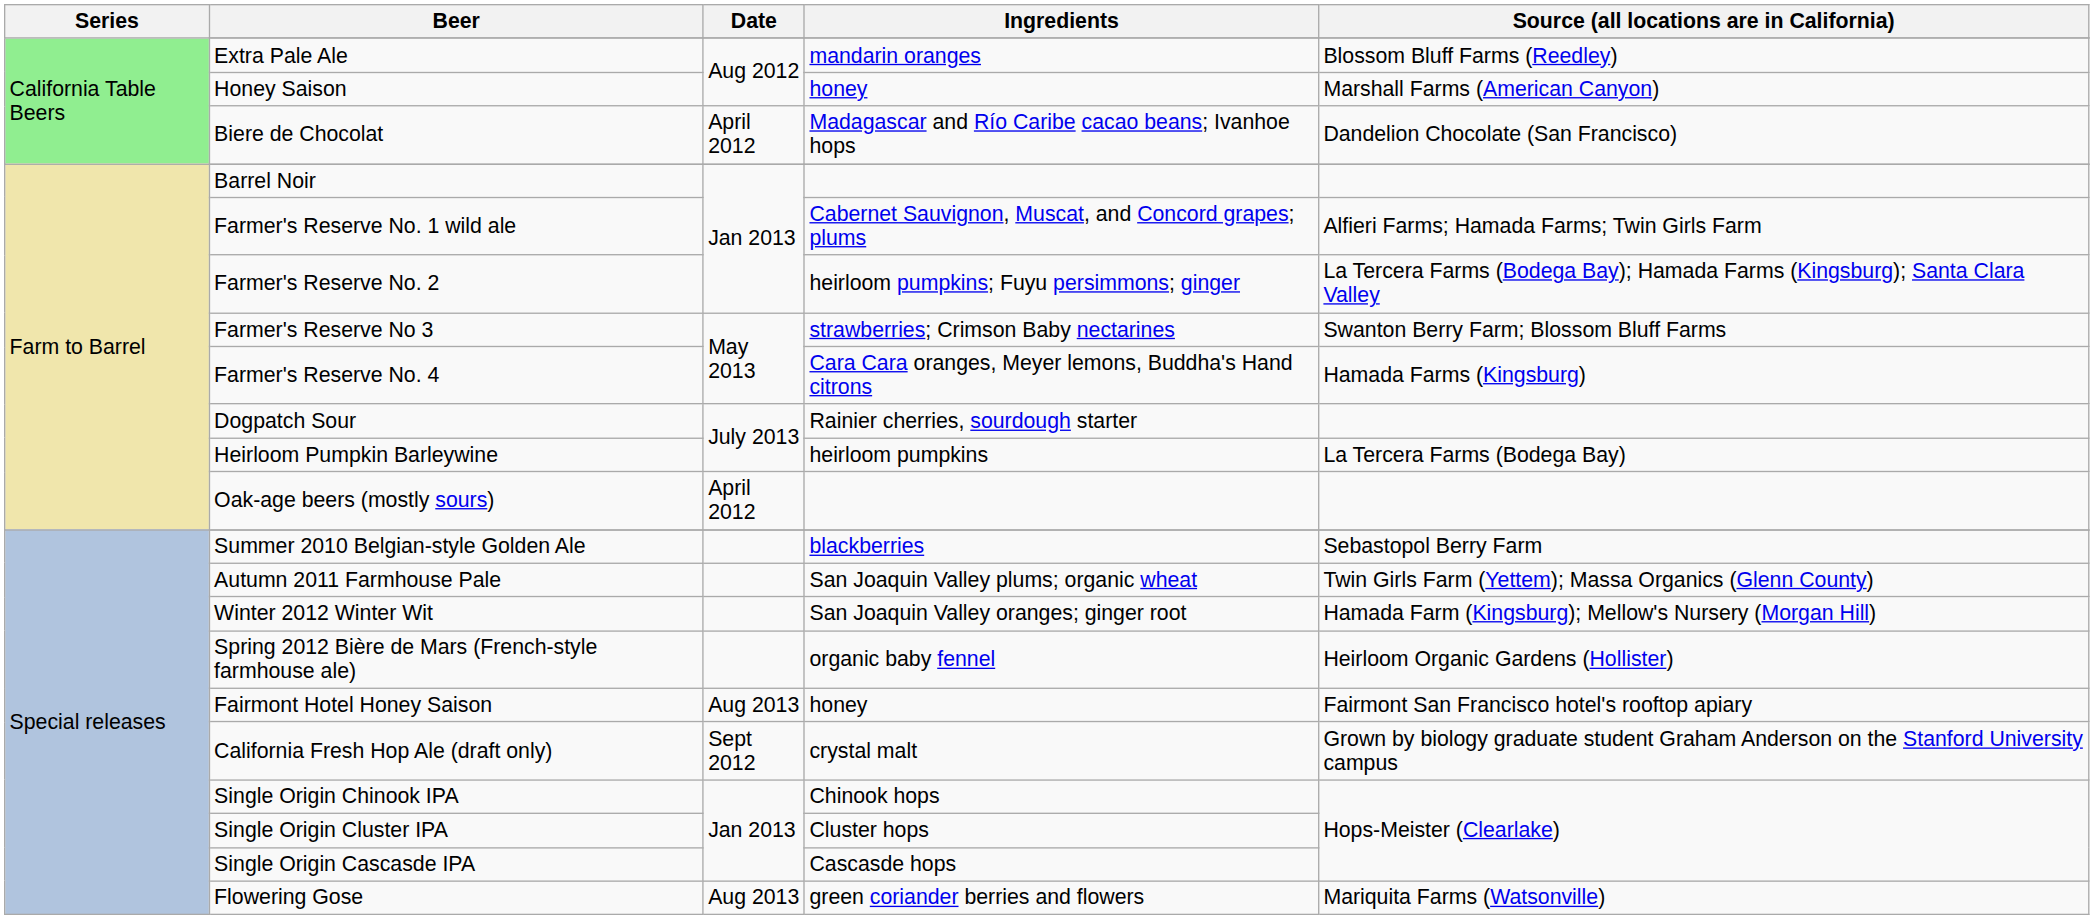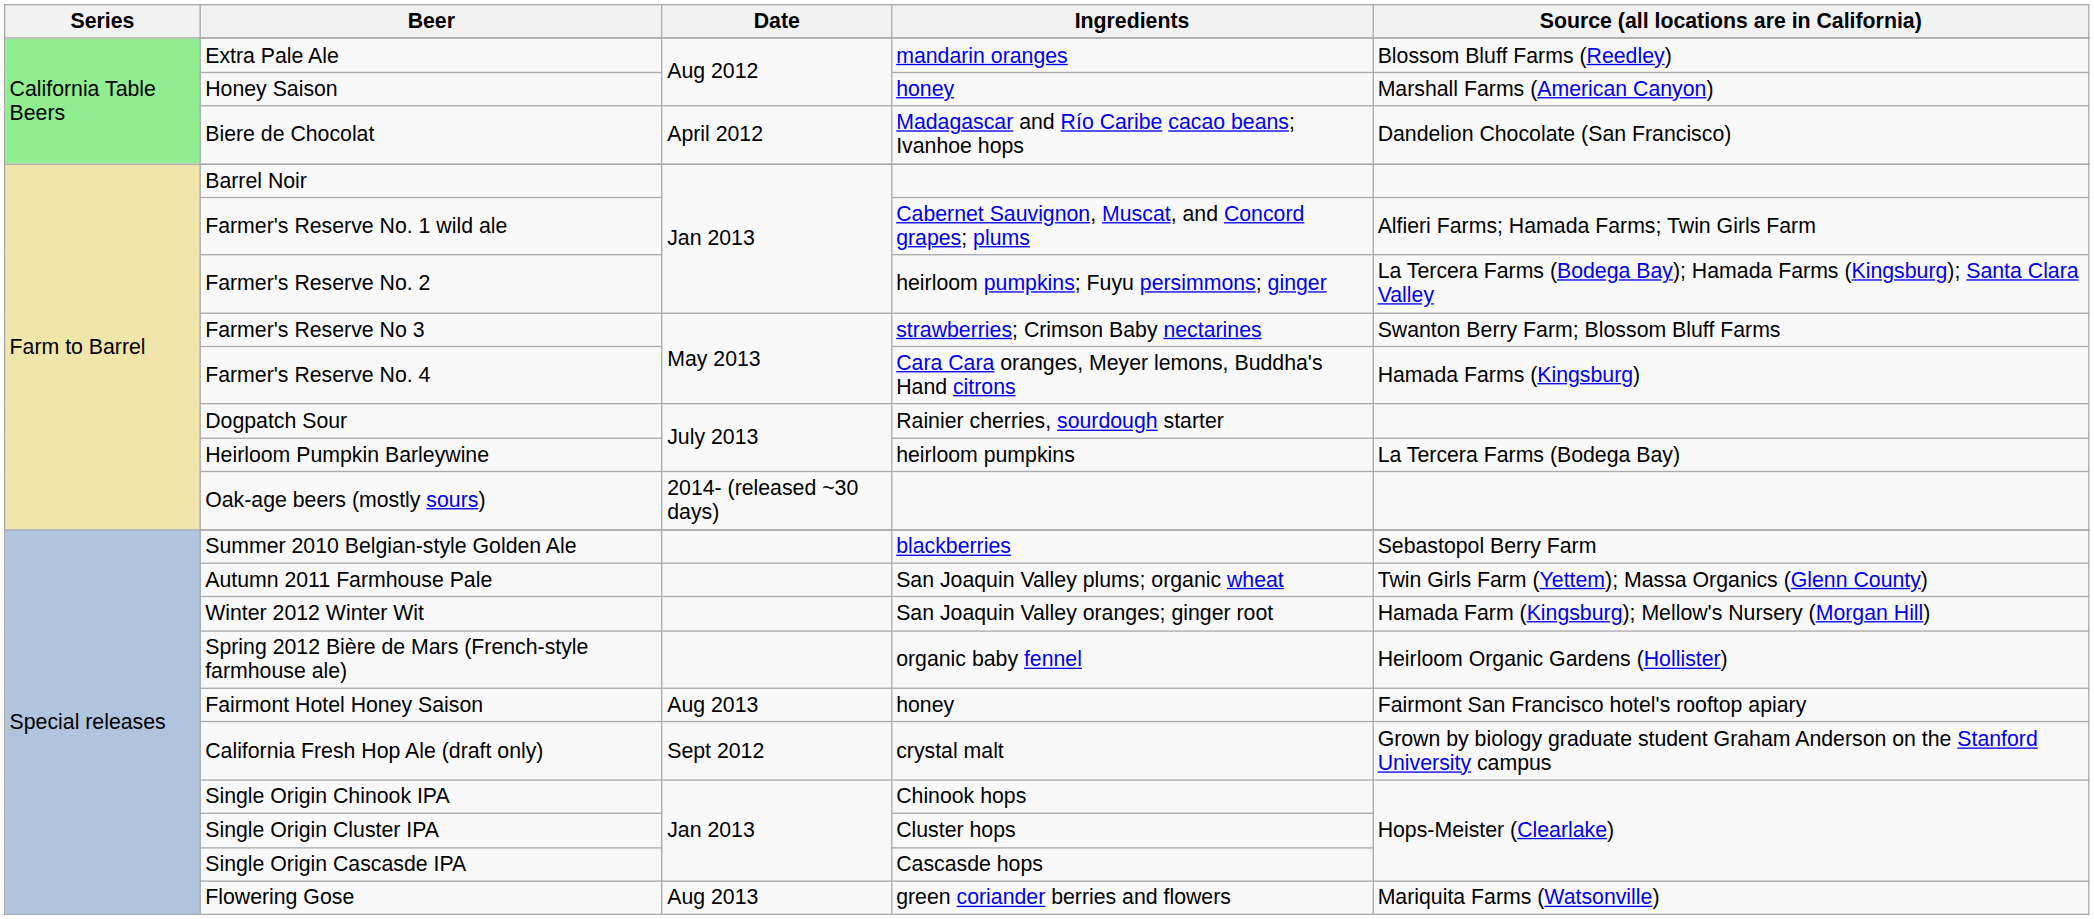(732, 500) April 2012 -> (763, 500) 2014- (released ~30 days)
